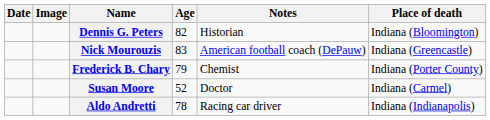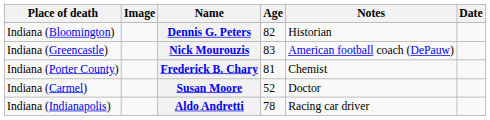columns swapped: (19, 13) <-> (427, 13)
(181, 69) 79 -> (269, 69) 81
